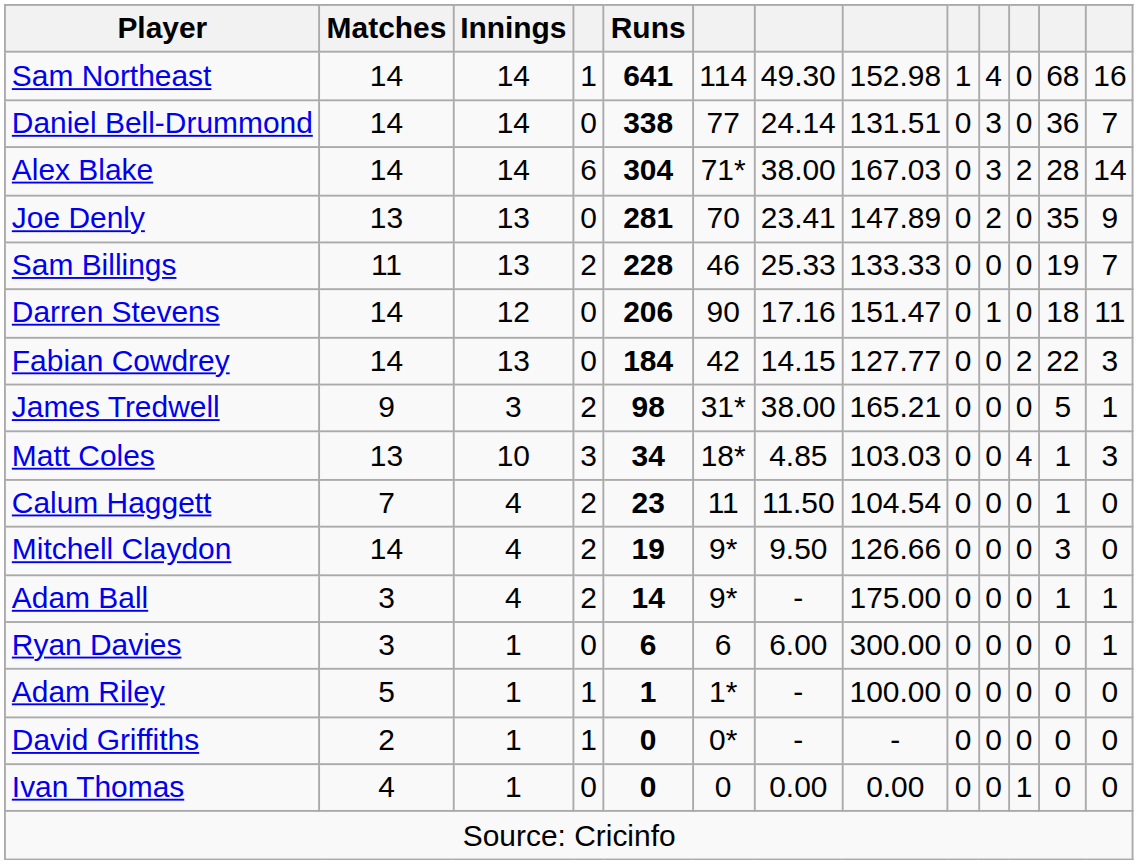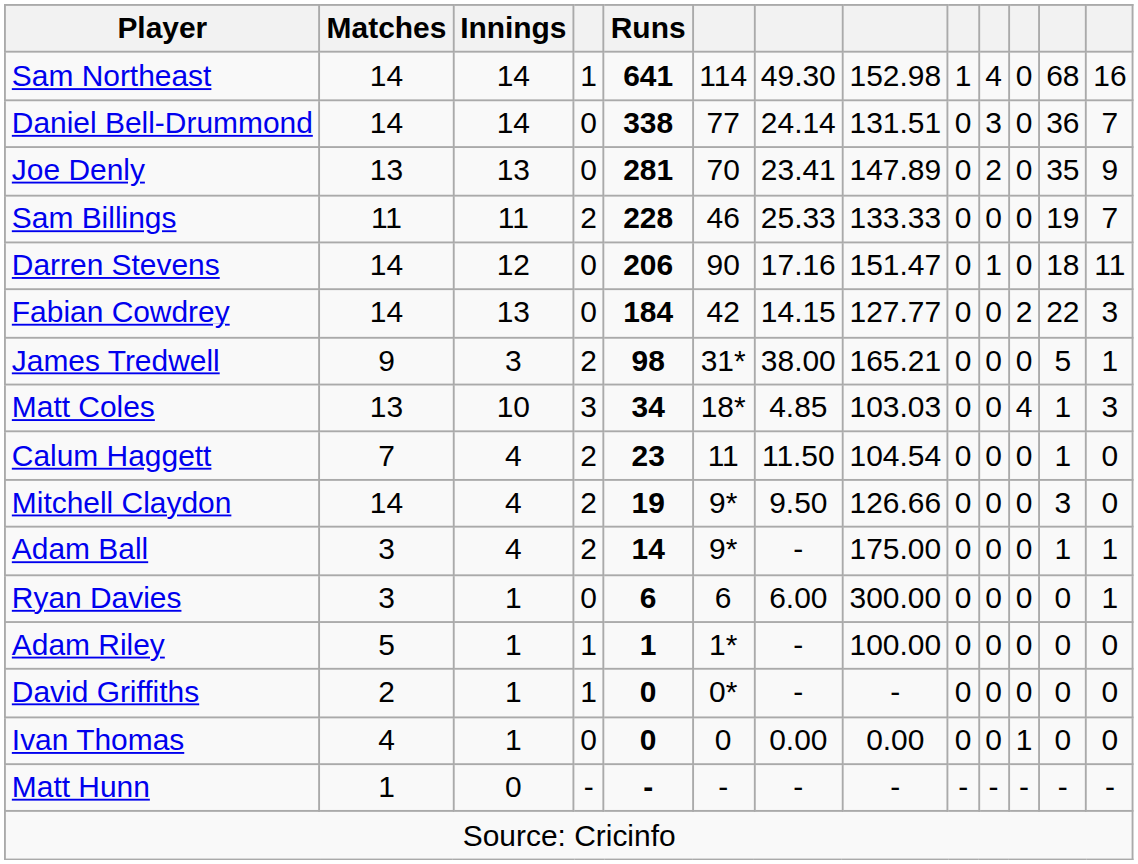- row: (83, 170)
(513, 265) 13 -> (513, 218) 11
+ row: (81, 787)
